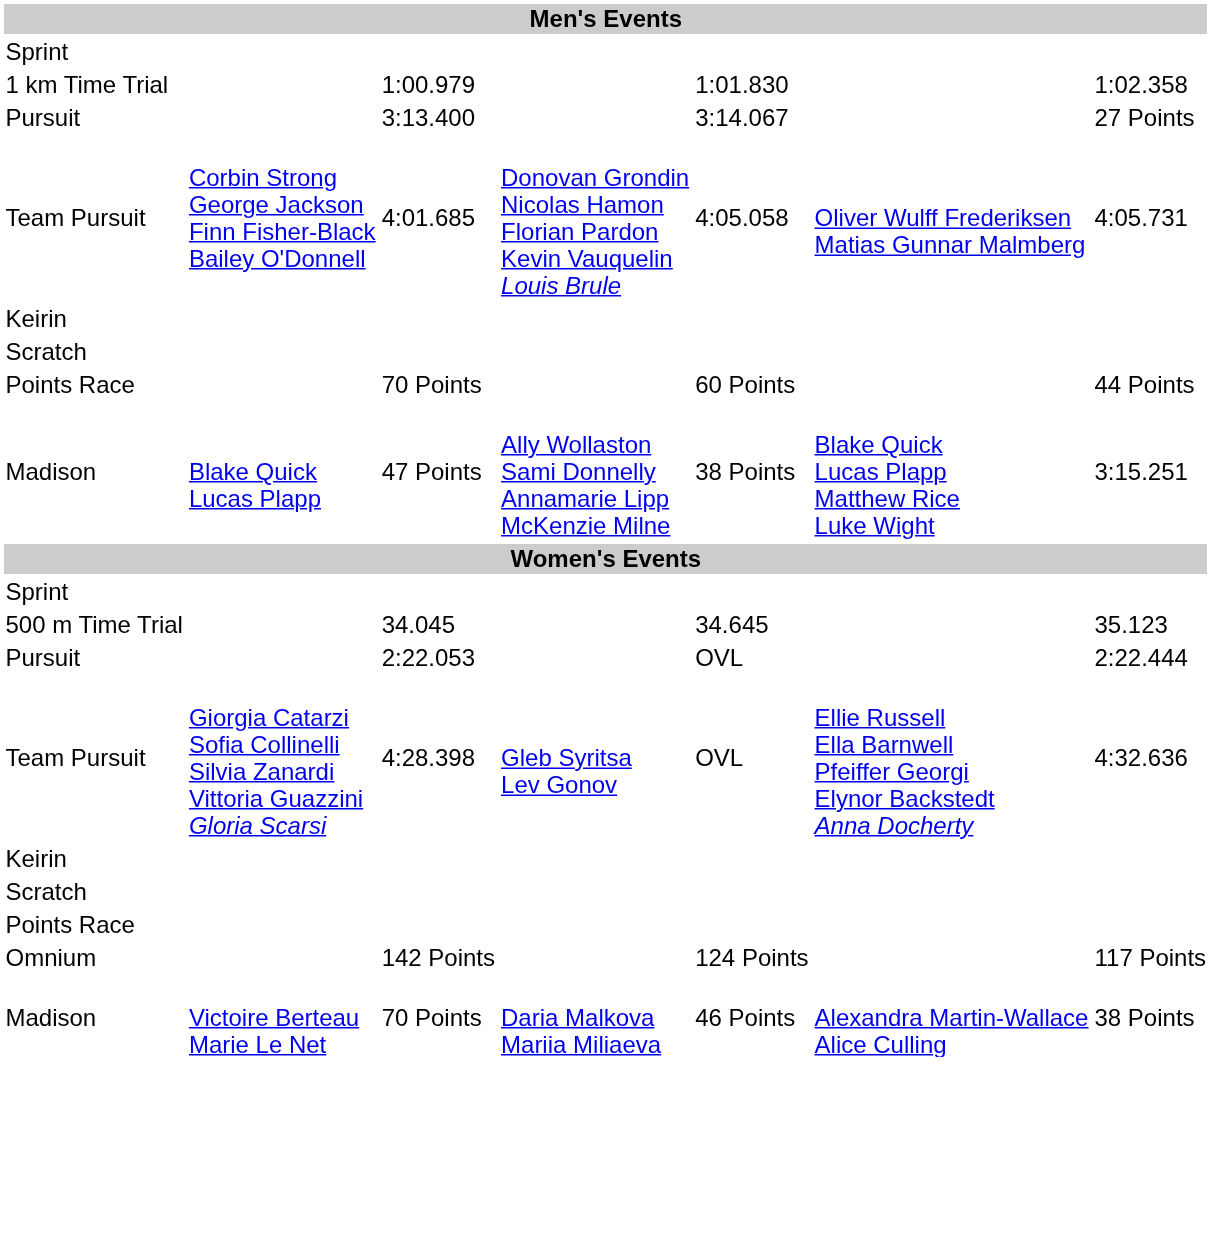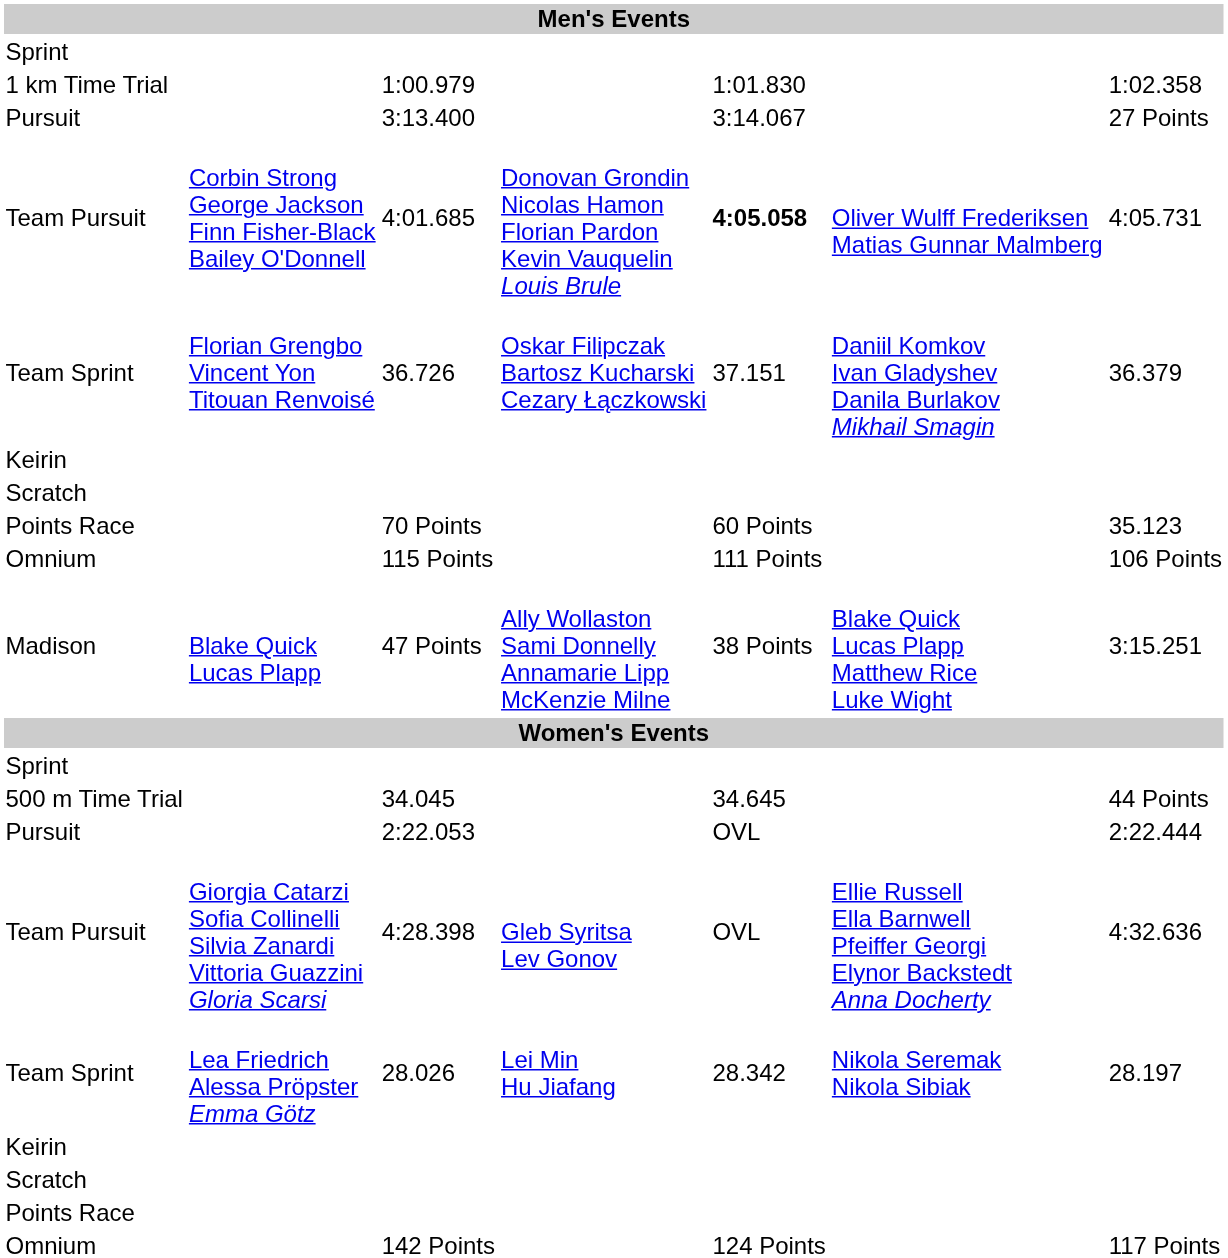(742, 218) normal -> (760, 218) bold
+ row: (70, 372)
(1145, 384) 44 Points -> (1145, 525) 35.123
+ row: (51, 558)
(1131, 624) 35.123 -> (1159, 798) 44 Points
+ row: (70, 1073)
- row: (51, 1017)
